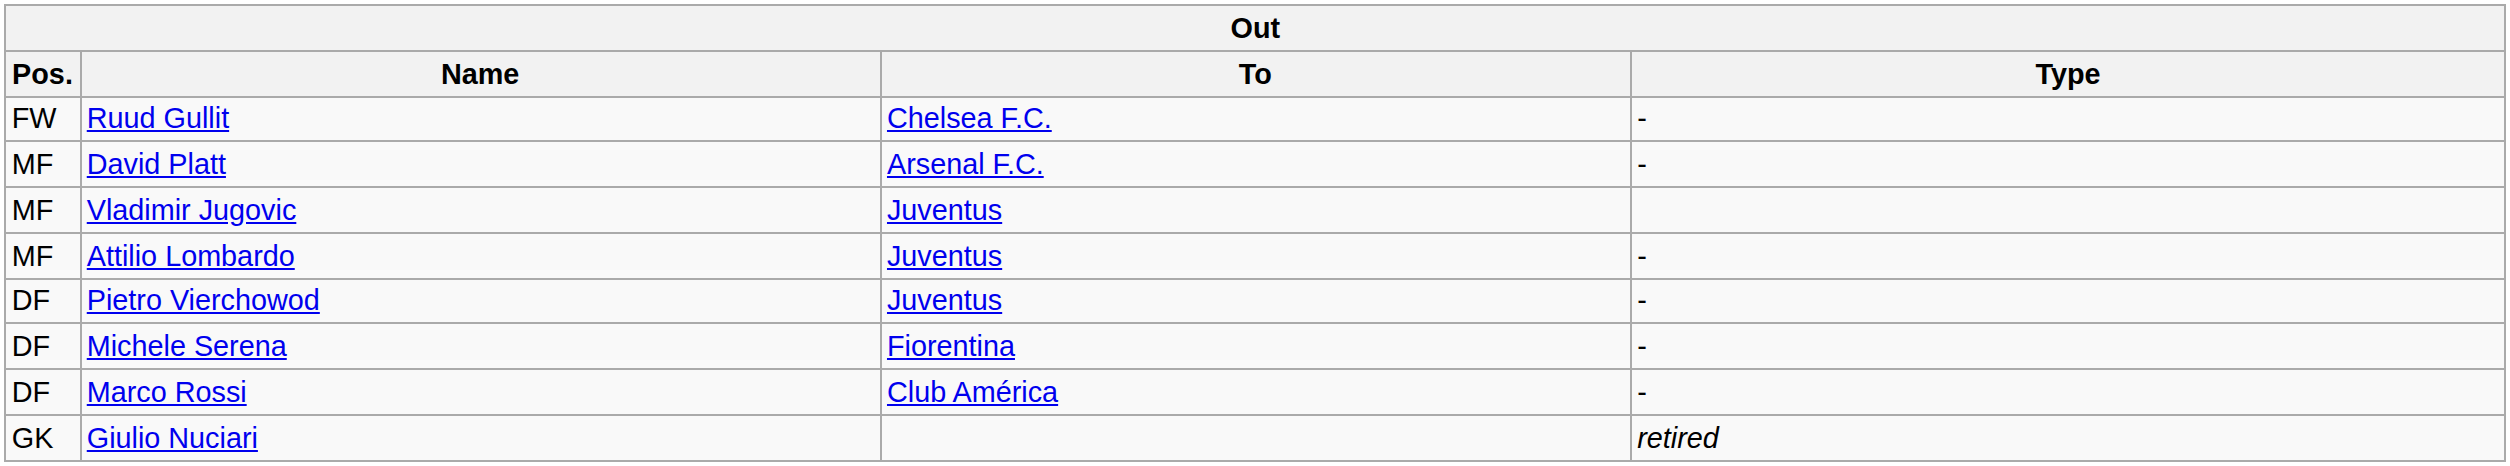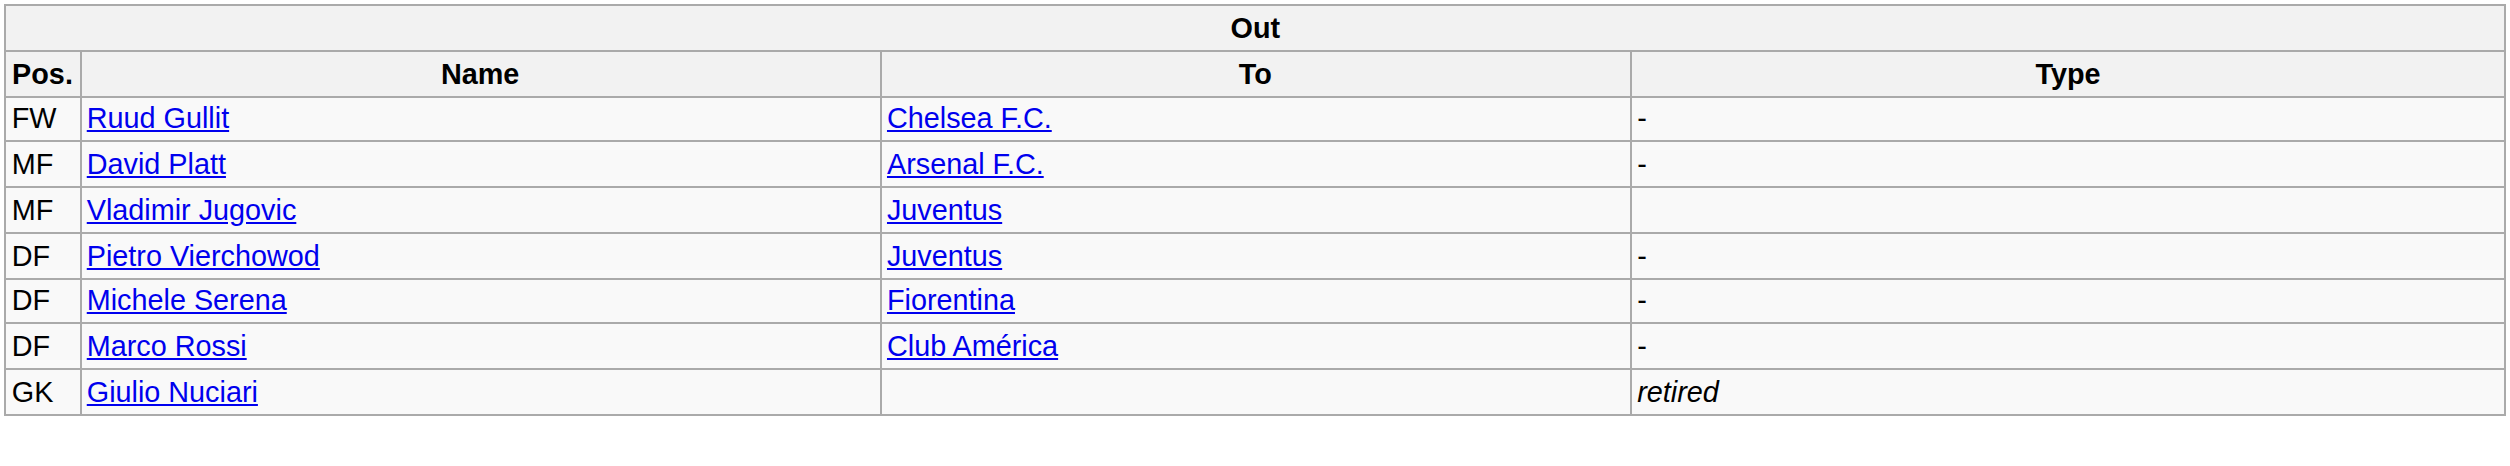- row: (191, 256)
